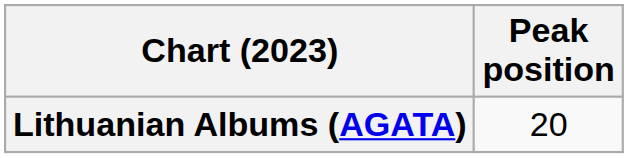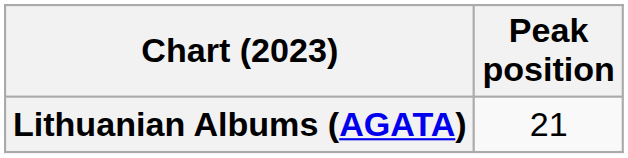(549, 123) 20 -> (549, 123) 21
